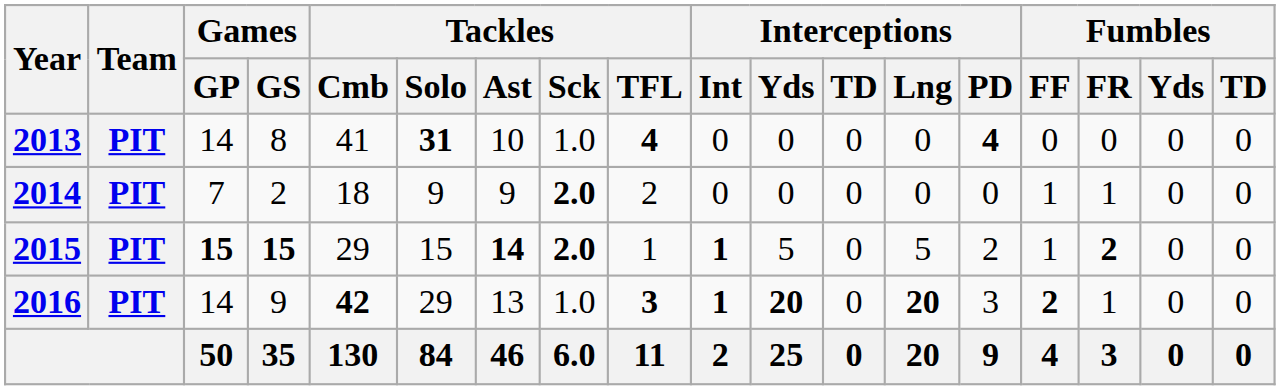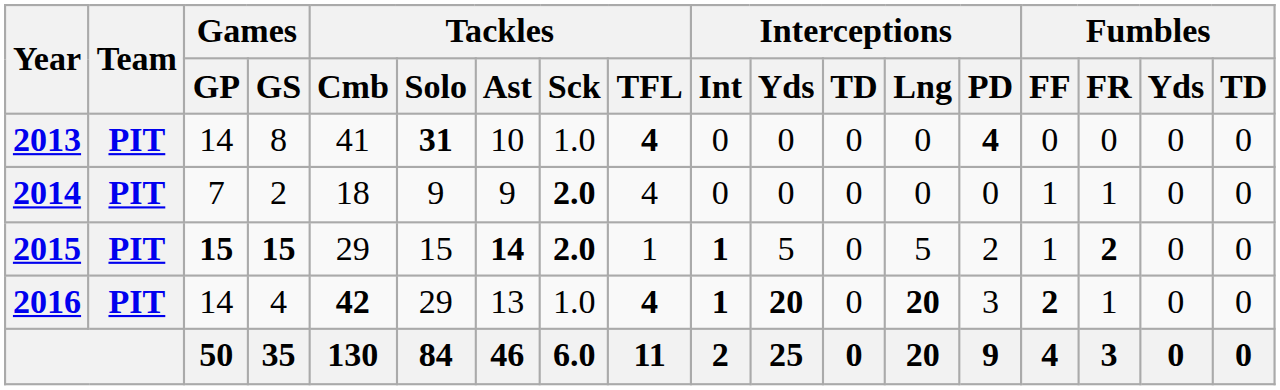(650, 193) 2 -> (650, 193) 4
(278, 301) 9 -> (278, 301) 4
(650, 301) 3 -> (650, 301) 4
